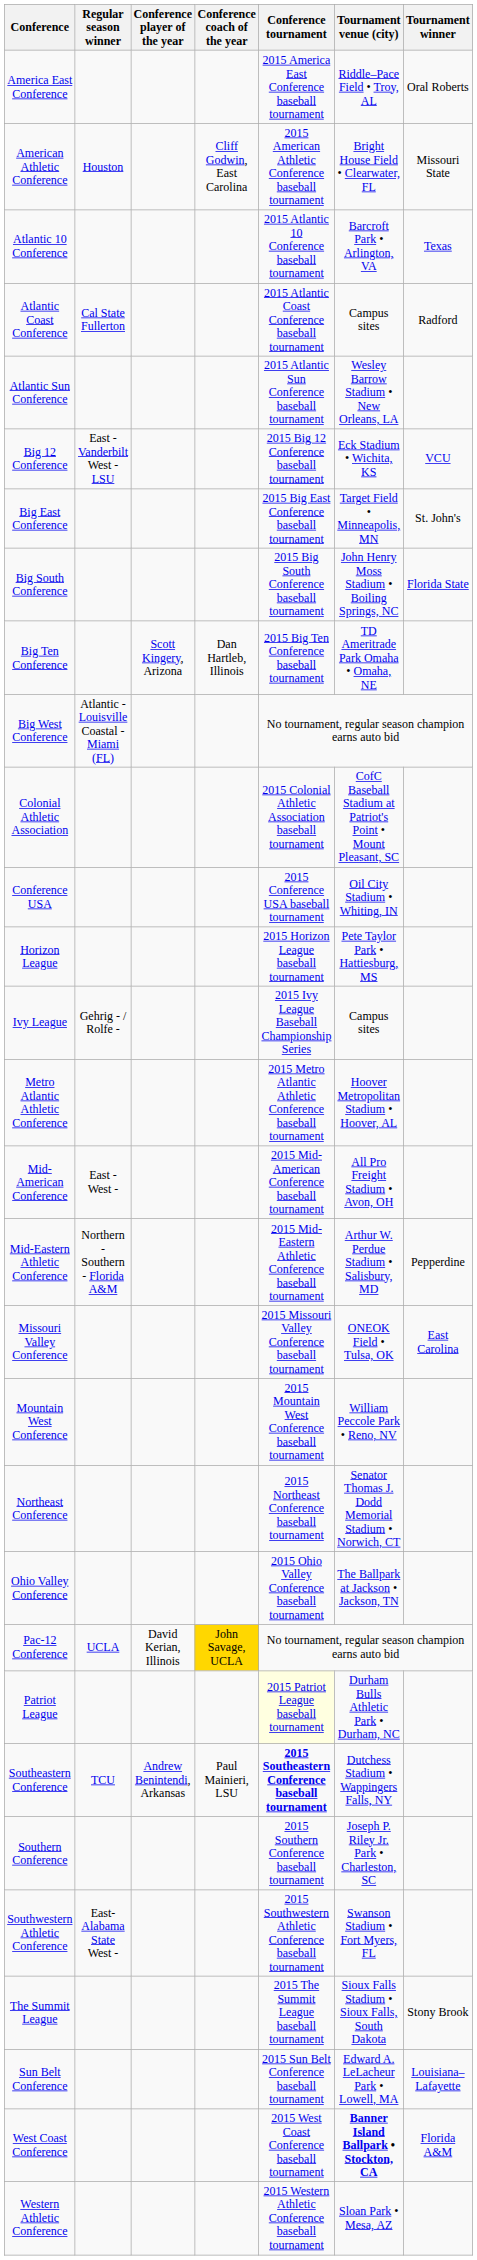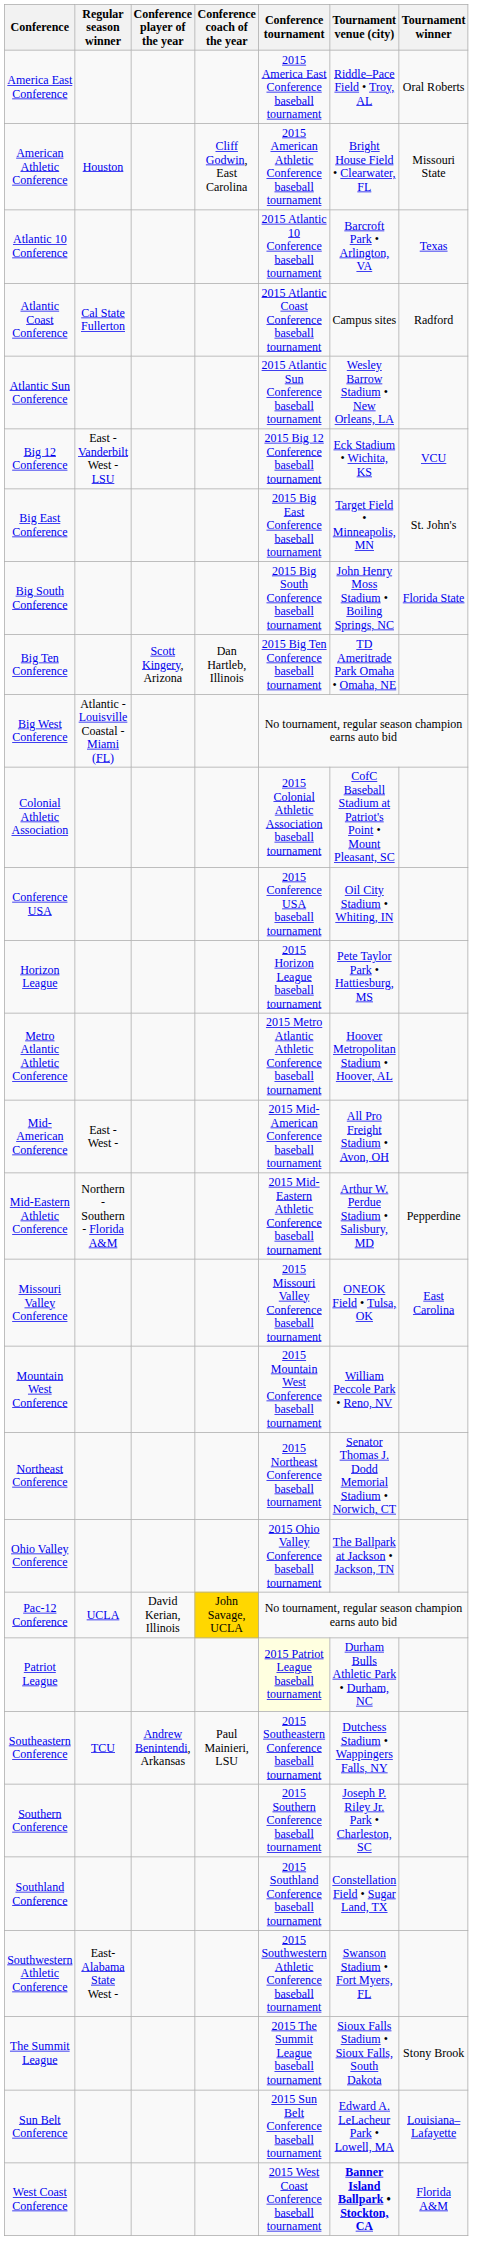- row: (40, 1022)
(296, 1780) bold -> (294, 1747) normal
+ row: (40, 1893)
- row: (40, 2218)
